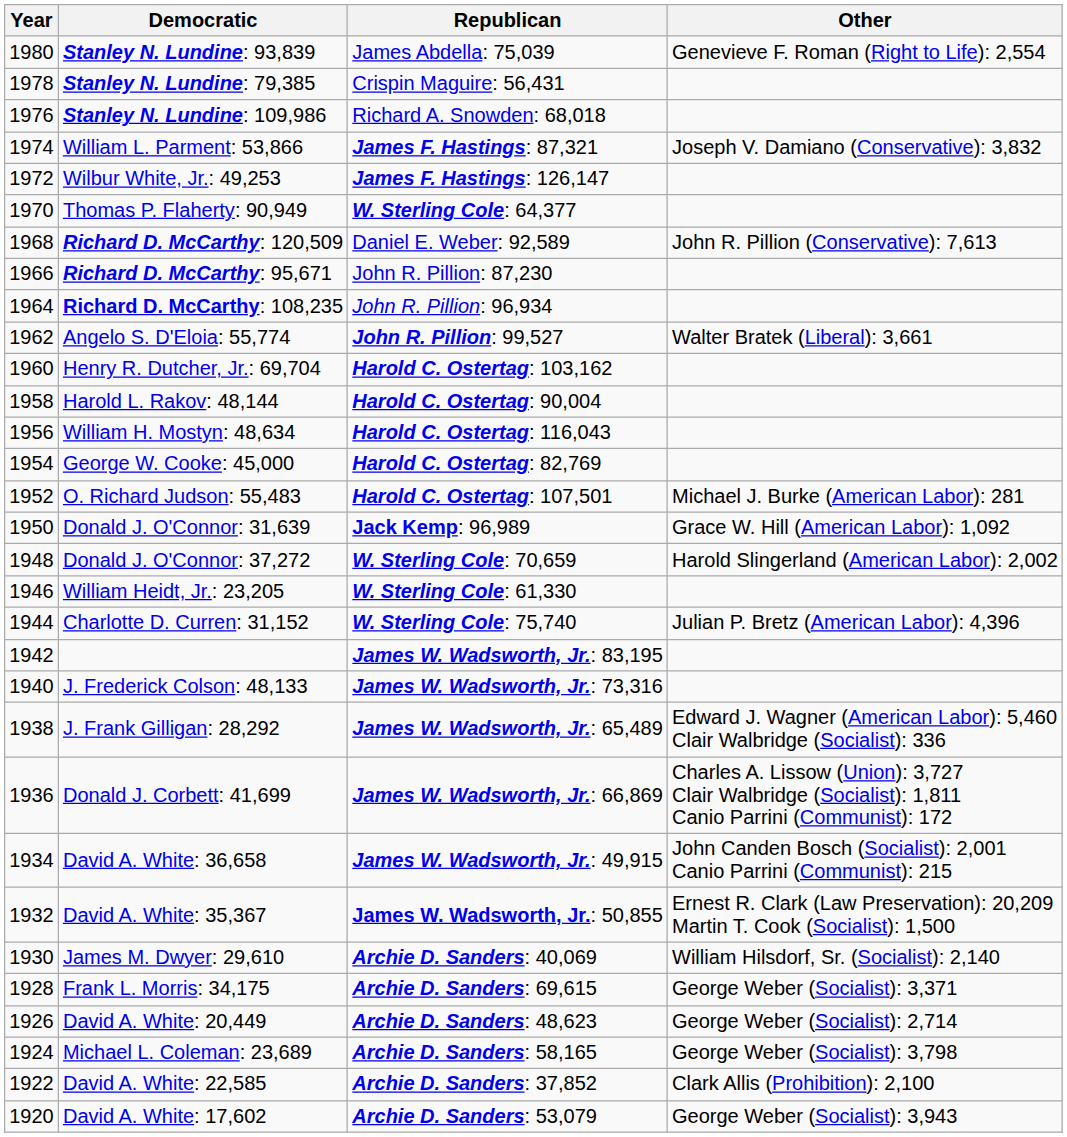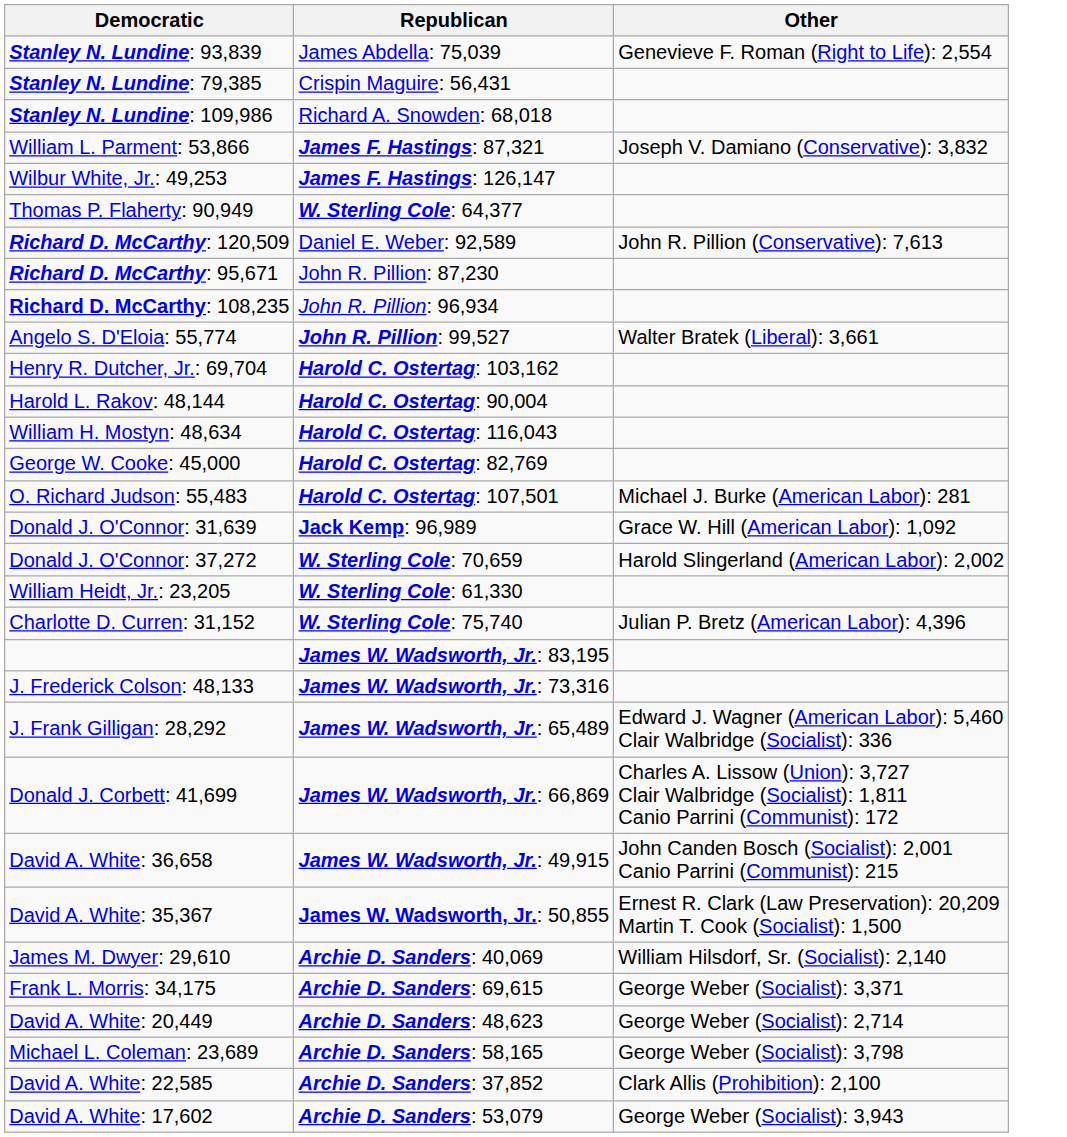- column: (31, 20)
